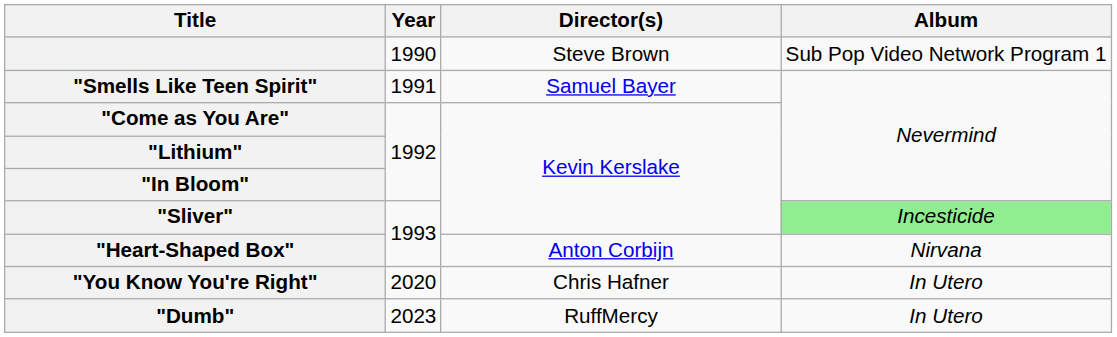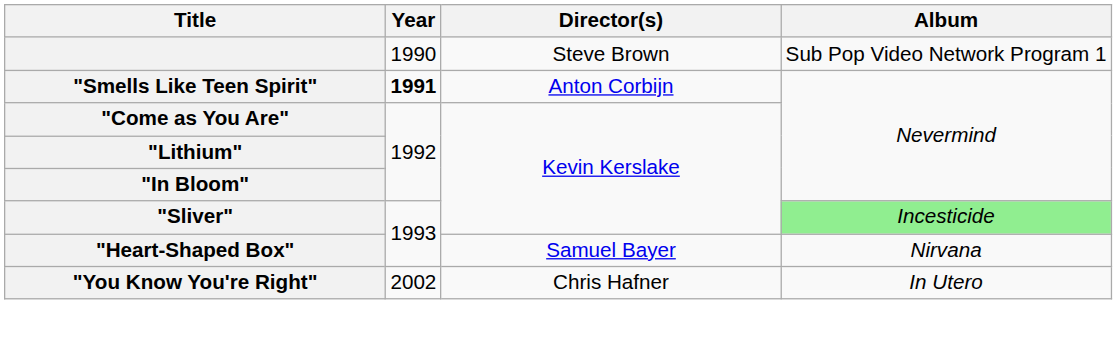(413, 86) normal -> (413, 86) bold
(611, 86) Samuel Bayer -> (611, 86) Anton Corbijn
(611, 250) Anton Corbijn -> (611, 250) Samuel Bayer
(413, 282) 2020 -> (413, 282) 2002
- row: (195, 315)
